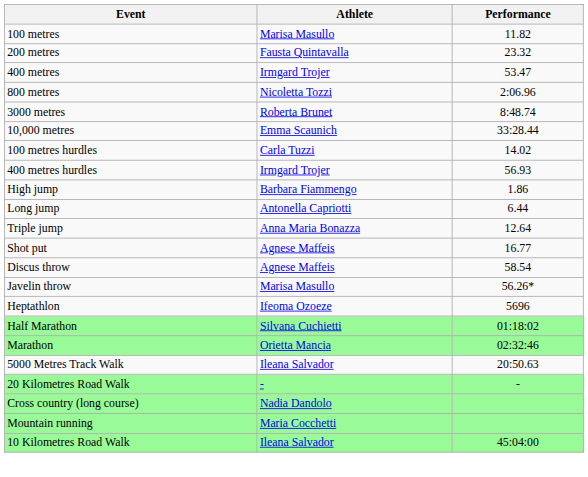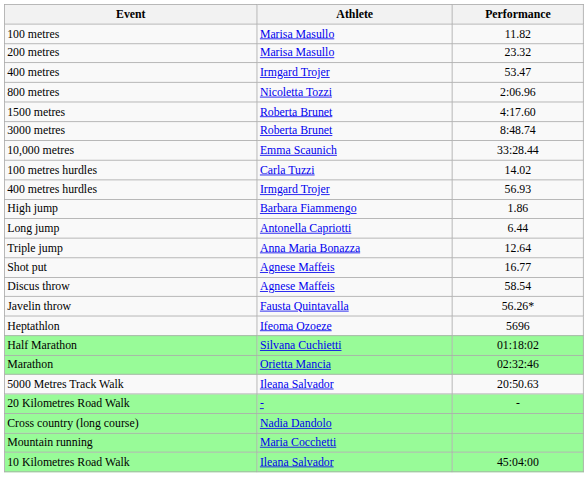(304, 53) Fausta Quintavalla -> (297, 53) Marisa Masullo
+ row: (36, 112)
(297, 287) Marisa Masullo -> (304, 306) Fausta Quintavalla
